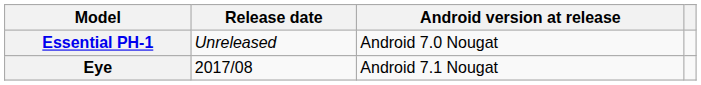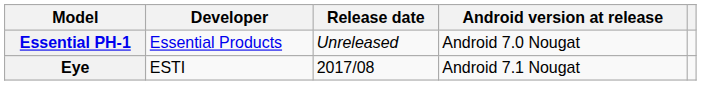+ column: (229, 18)
